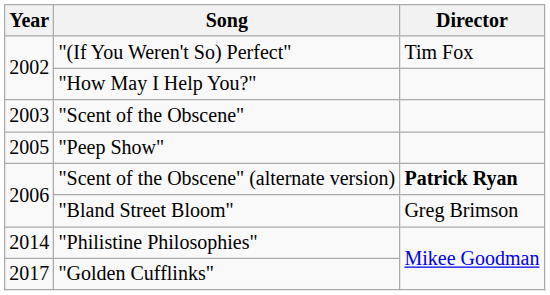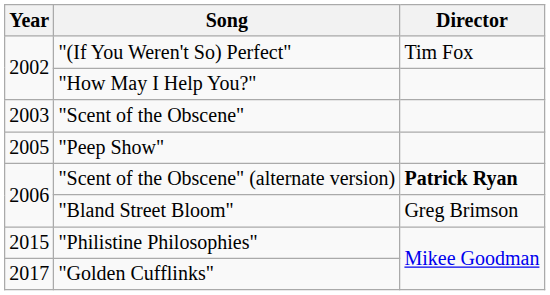(29, 242) 2014 -> (29, 242) 2015
